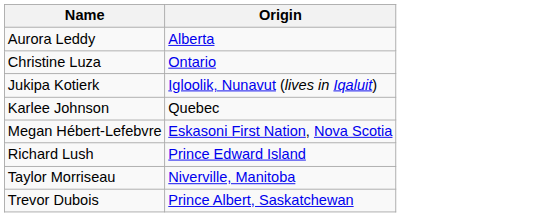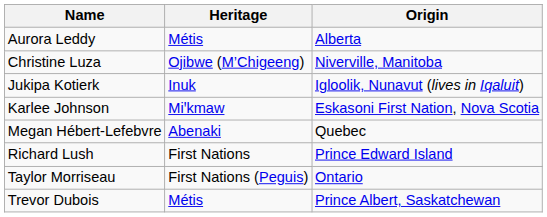+ column: (238, 16)
(192, 62) Ontario -> (379, 62) Niverville, Manitoba
(194, 108) Quebec -> (427, 108) Eskasoni First Nation, Nova Scotia
(280, 131) Eskasoni First Nation, Nova Scotia -> (340, 131) Quebec
(232, 177) Niverville, Manitoba -> (339, 177) Ontario
